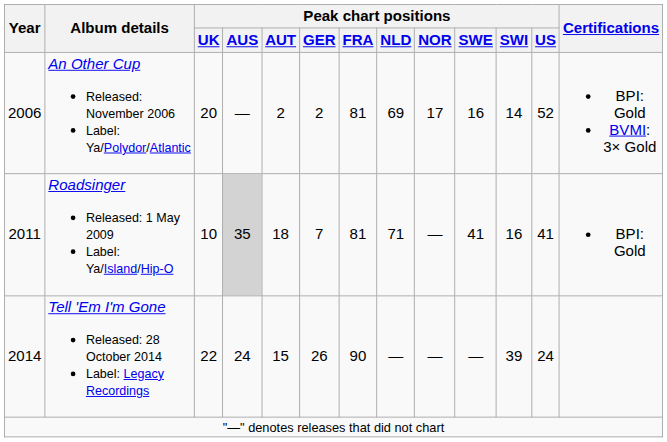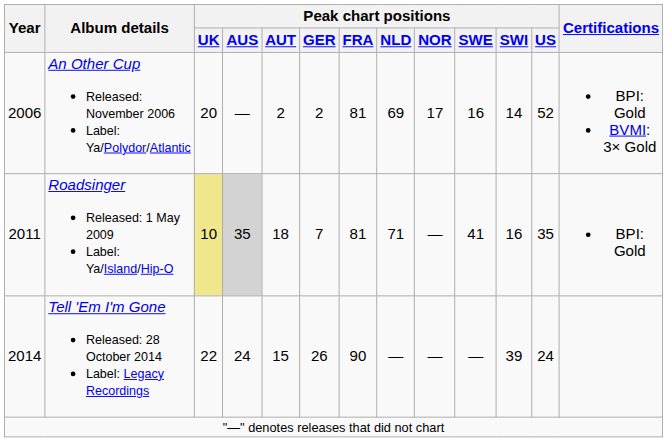(209, 234) no background -> (209, 234) khaki background
(546, 234) 41 -> (546, 234) 35
